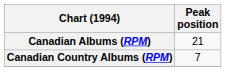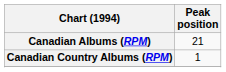(198, 58) 7 -> (198, 58) 1
